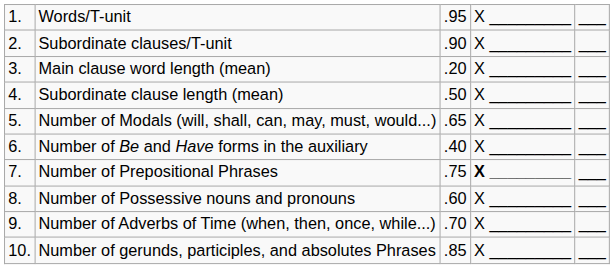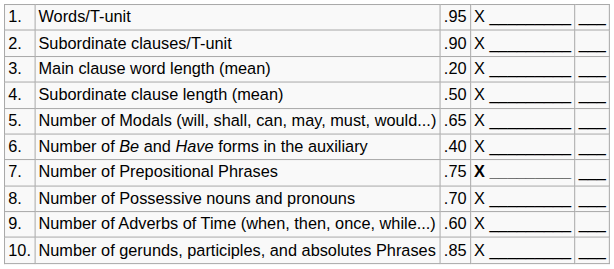(455, 198) .60 -> (455, 198) .70
(455, 224) .70 -> (455, 224) .60
